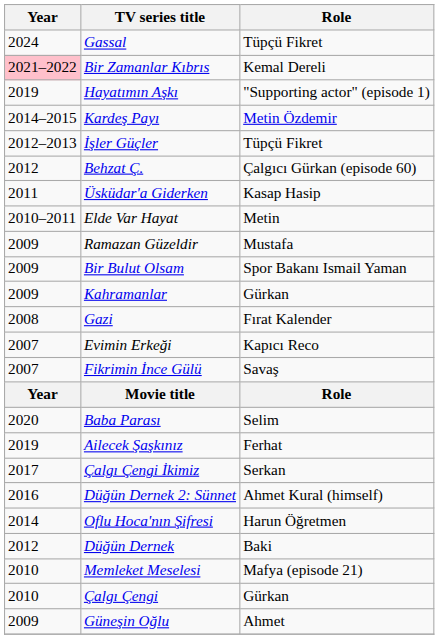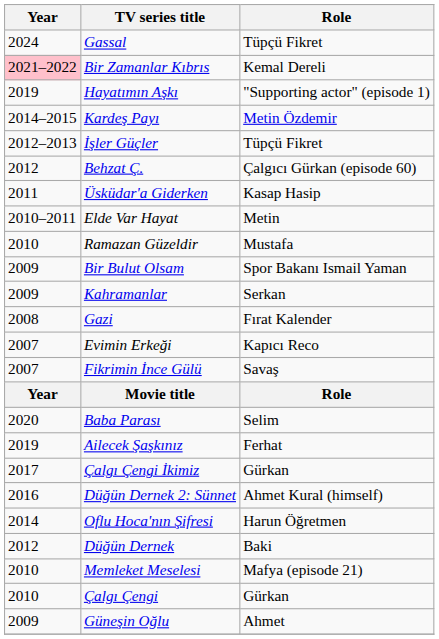(23, 244) 2009 -> (23, 244) 2010
(266, 294) Gürkan -> (264, 294) Serkan
(264, 470) Serkan -> (266, 470) Gürkan
